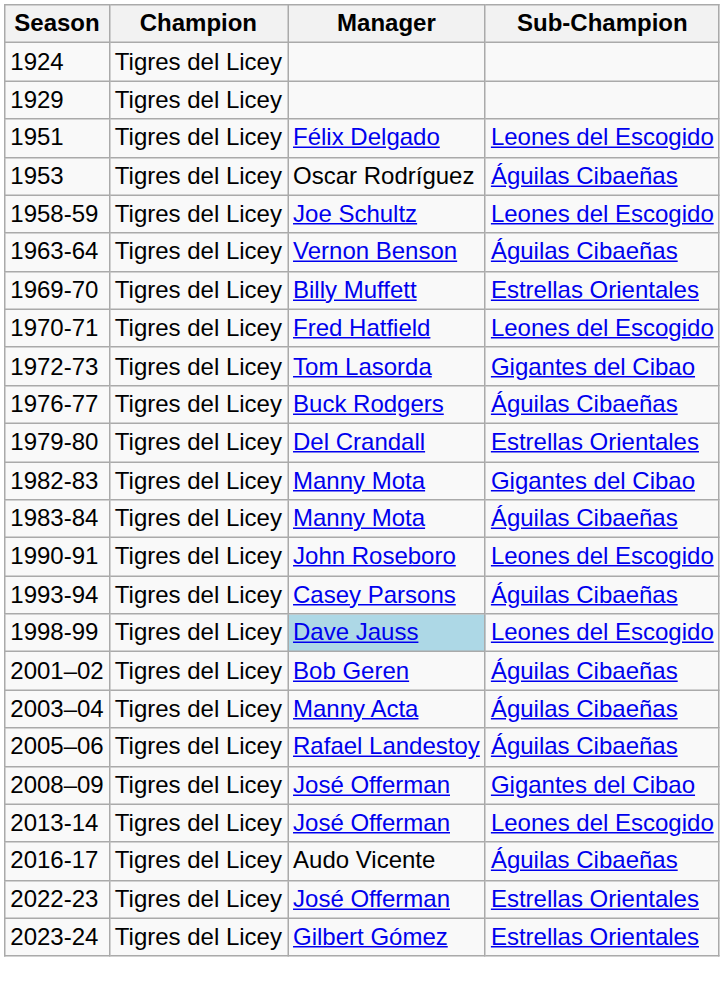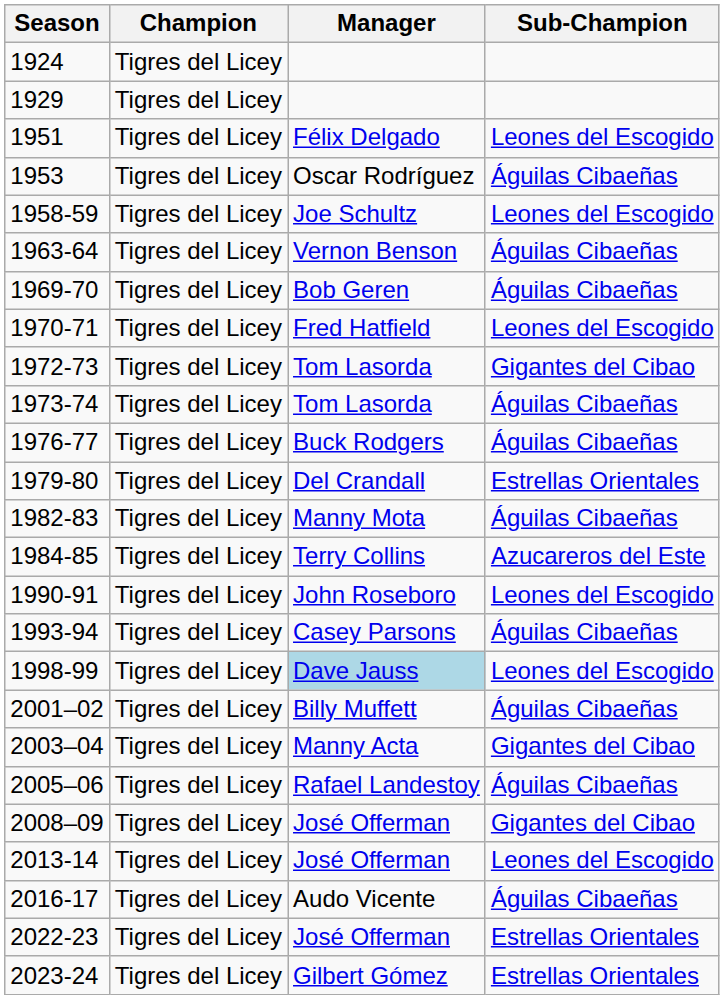(355, 289) Billy Muffett -> (351, 289) Bob Geren
(595, 289) Estrellas Orientales -> (584, 289) Águilas Cibaeñas
+ row: (54, 404)
(593, 480) Gigantes del Cibao -> (584, 518) Águilas Cibaeñas
- row: (54, 518)
+ row: (54, 556)
(351, 670) Bob Geren -> (355, 708) Billy Muffett
(584, 708) Águilas Cibaeñas -> (593, 746) Gigantes del Cibao
